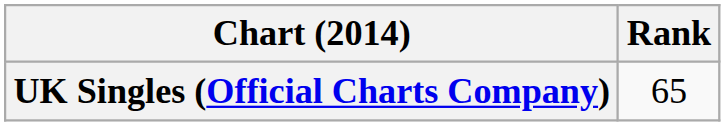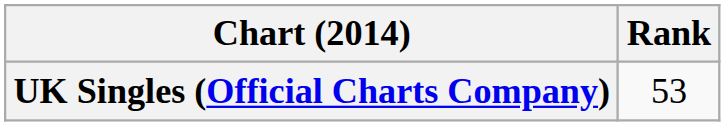(669, 90) 65 -> (669, 90) 53
